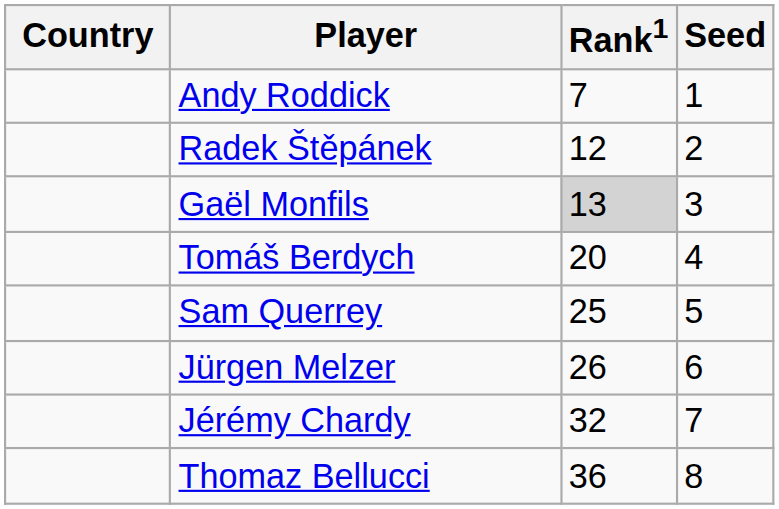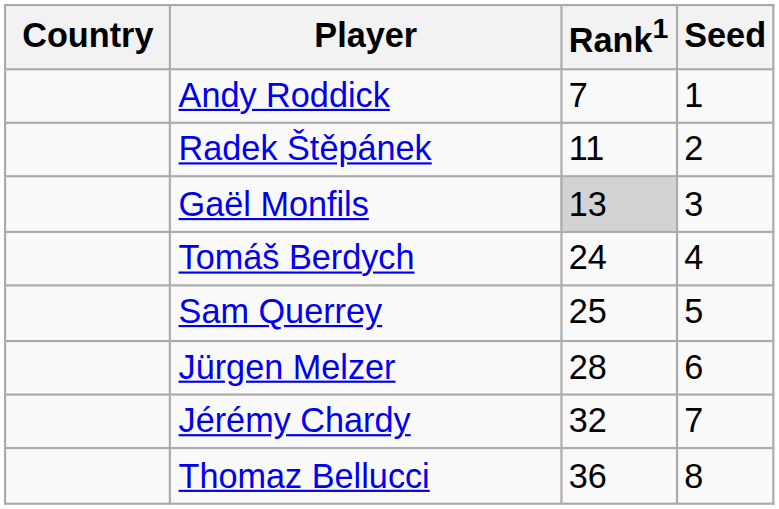(588, 149) 12 -> (587, 149) 11
(588, 258) 20 -> (588, 258) 24
(588, 366) 26 -> (588, 366) 28
